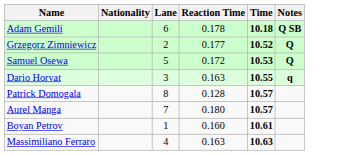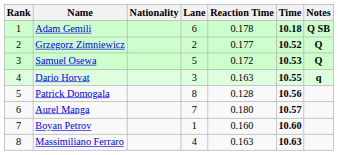+ column: (19, 12)
(261, 93) 10.57 -> (290, 93) 10.56
(261, 126) 10.61 -> (290, 126) 10.60
